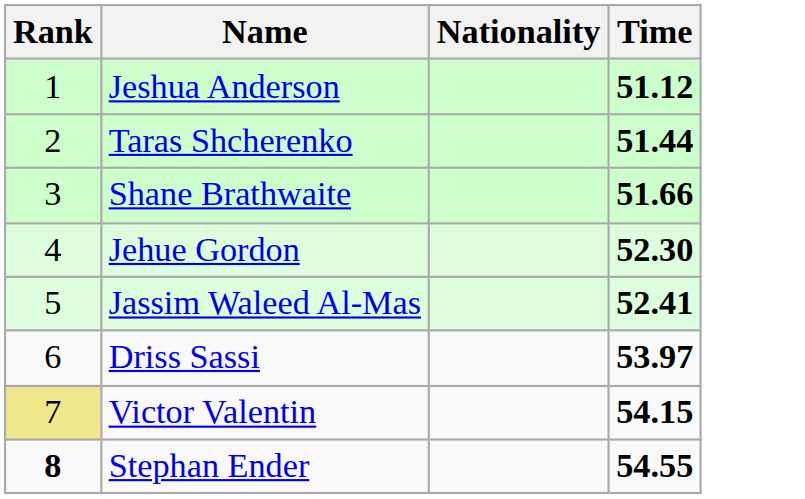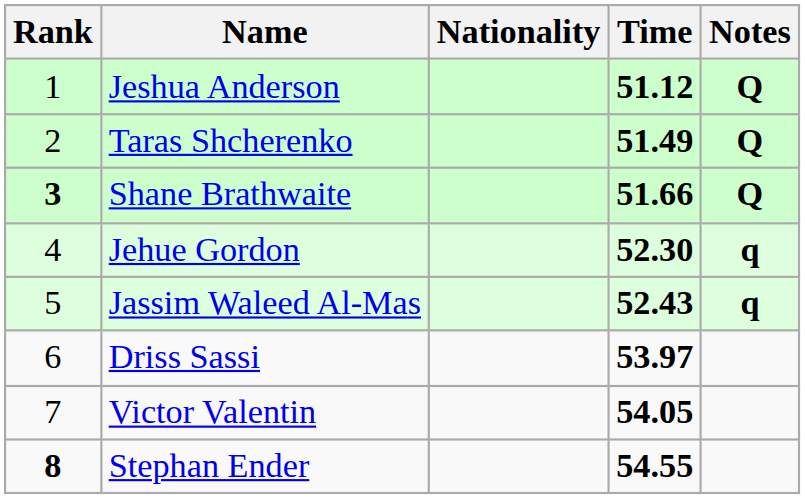+ column: (750, 31)
(655, 140) 51.44 -> (655, 140) 51.49
(53, 194) normal -> (53, 194) bold
(655, 303) 52.41 -> (655, 303) 52.43
(53, 411) khaki background -> (53, 411) no background
(655, 411) 54.15 -> (655, 411) 54.05
